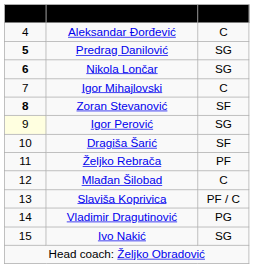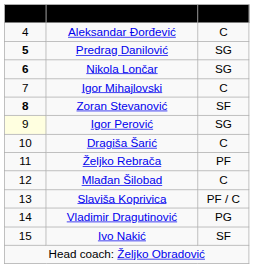(223, 143) SF -> (223, 143) C
(223, 236) SG -> (223, 236) SF
